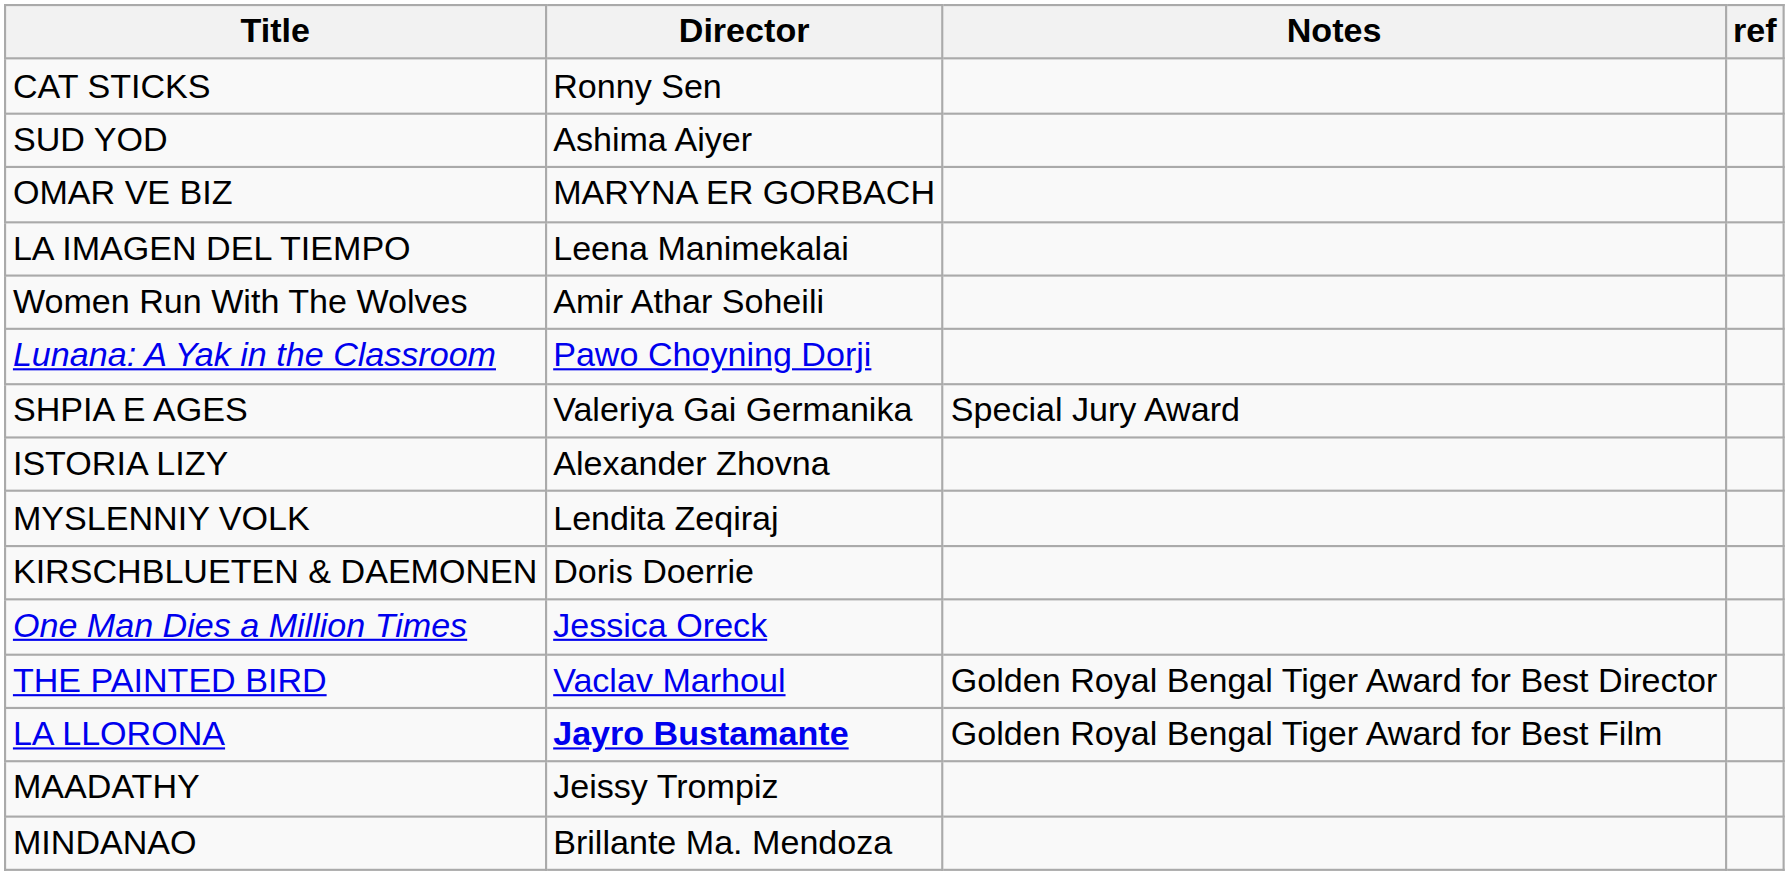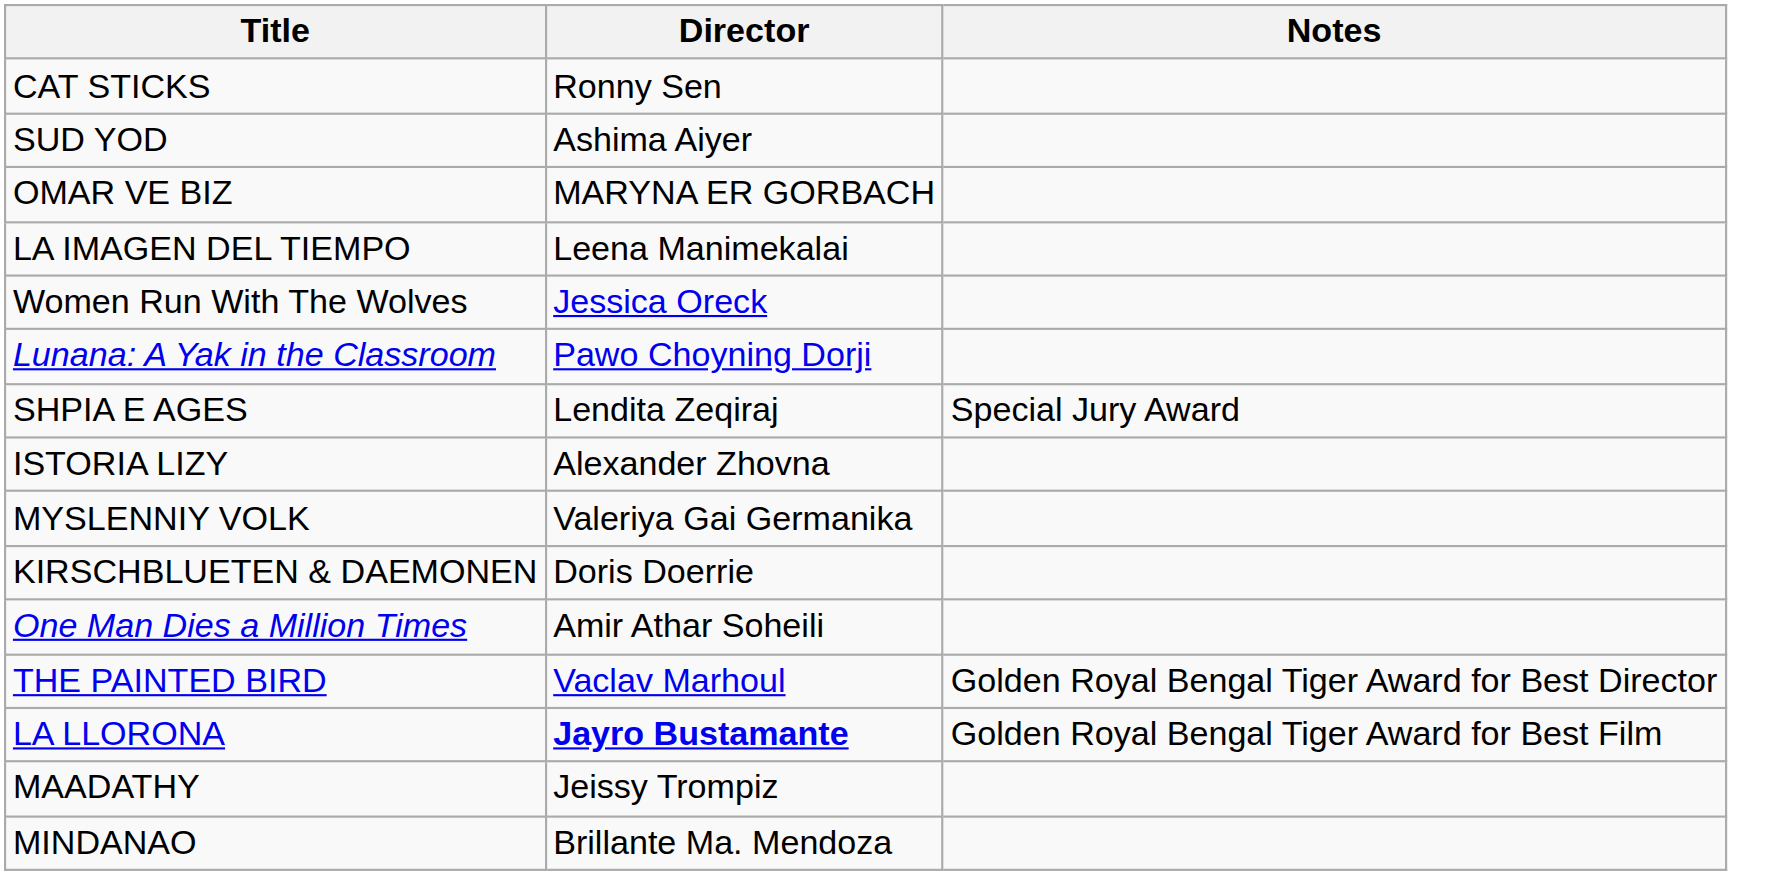- column: (1755, 31)
(689, 301) Amir Athar Soheili -> (660, 301) Jessica Oreck
(733, 409) Valeriya Gai Germanika -> (666, 409) Lendita Zeqiraj
(666, 517) Lendita Zeqiraj -> (733, 517) Valeriya Gai Germanika
(660, 626) Jessica Oreck -> (689, 626) Amir Athar Soheili
